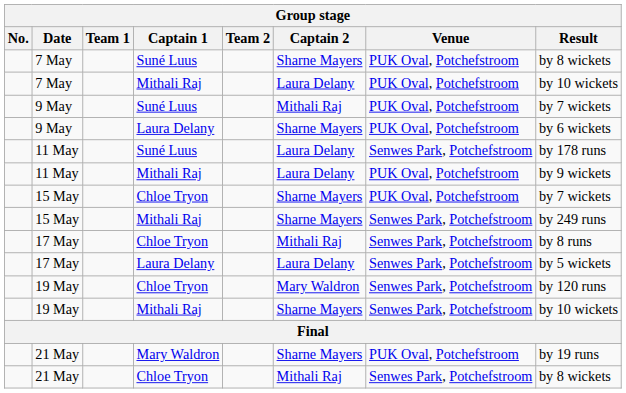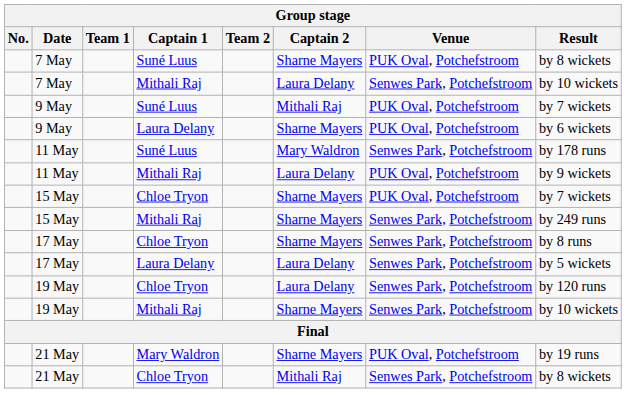(444, 83) PUK Oval, Potchefstroom -> (451, 83) Senwes Park, Potchefstroom
(316, 151) Laura Delany -> (318, 151) Mary Waldron
(309, 241) Mithali Raj -> (320, 241) Sharne Mayers
(318, 286) Mary Waldron -> (316, 286) Laura Delany
